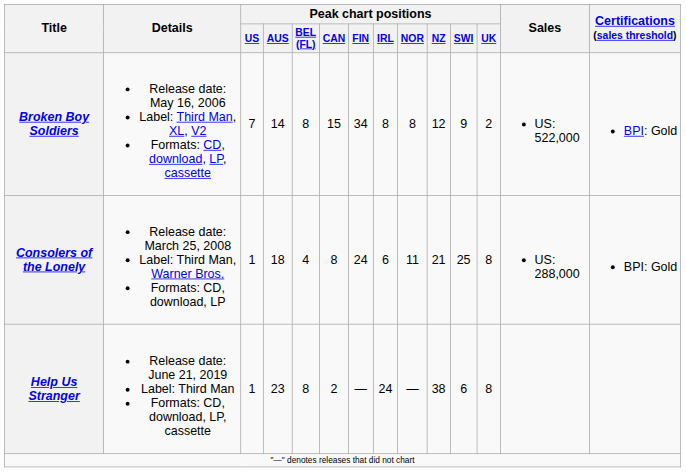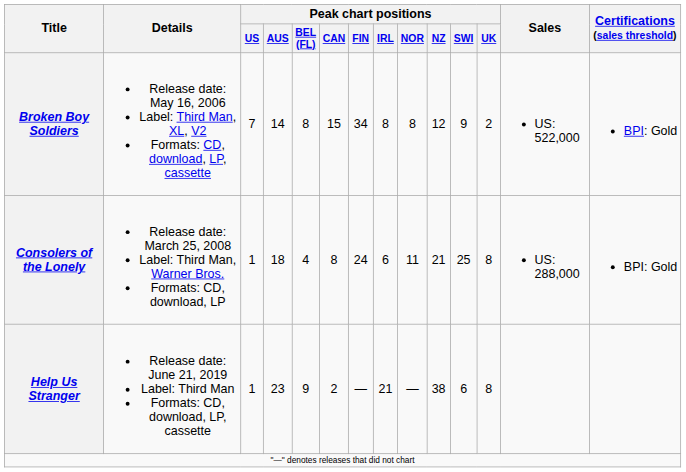(306, 389) 8 -> (306, 389) 9
(385, 389) 24 -> (385, 389) 21
